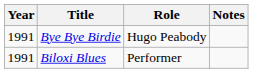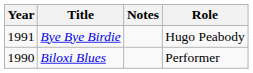columns swapped: (167, 15) <-> (229, 15)
(21, 57) 1991 -> (21, 57) 1990
